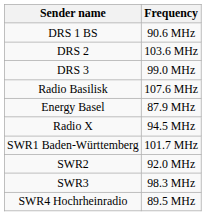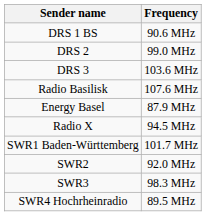(171, 51) 103.6 MHz -> (171, 51) 99.0 MHz
(171, 70) 99.0 MHz -> (171, 70) 103.6 MHz
